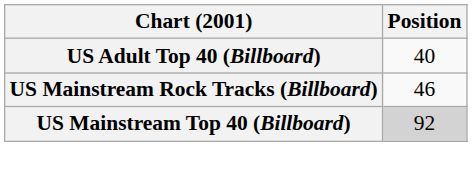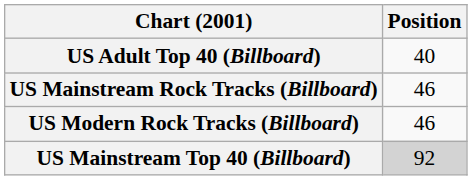+ row: (194, 123)
